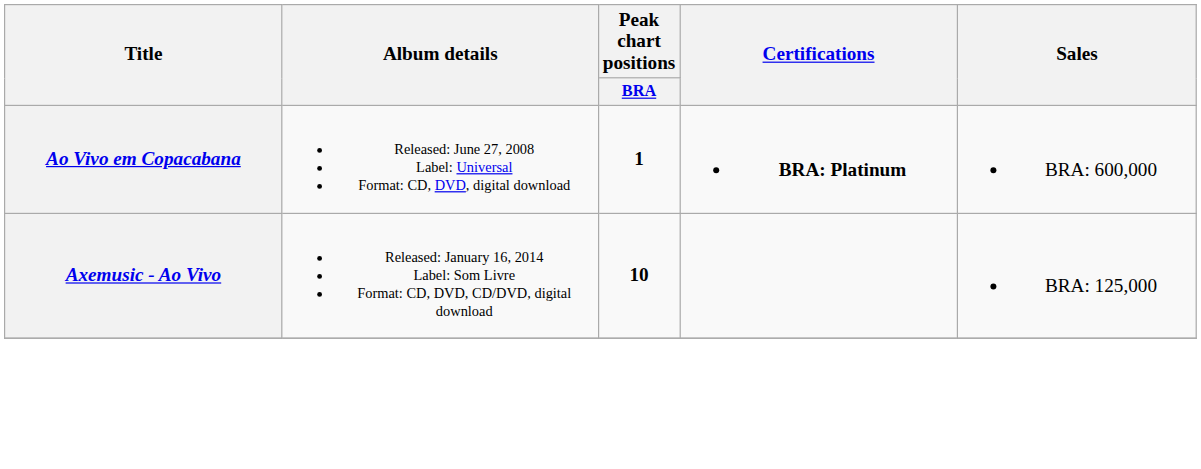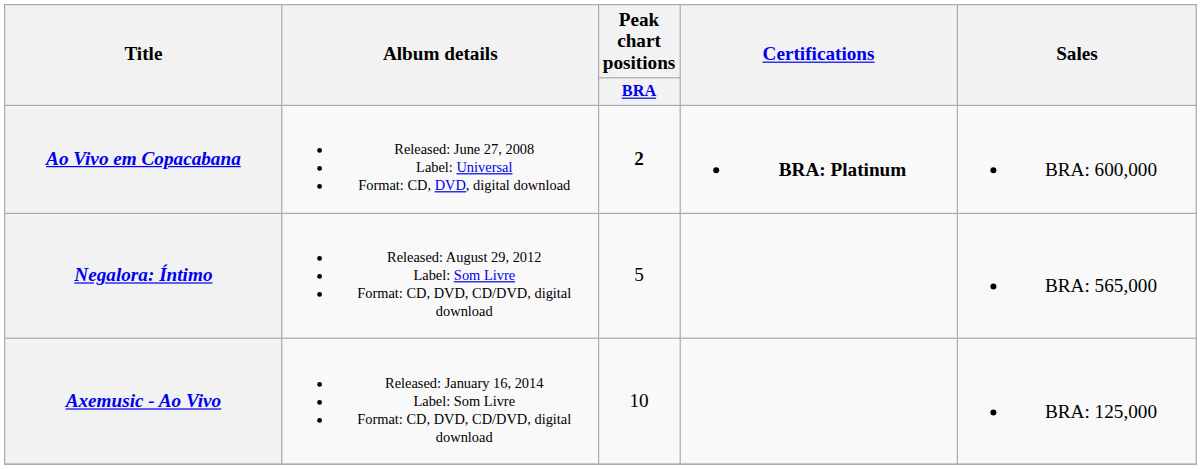(639, 158) 1 -> (639, 158) 2
+ row: (143, 275)
(639, 275) bold -> (639, 401) normal
